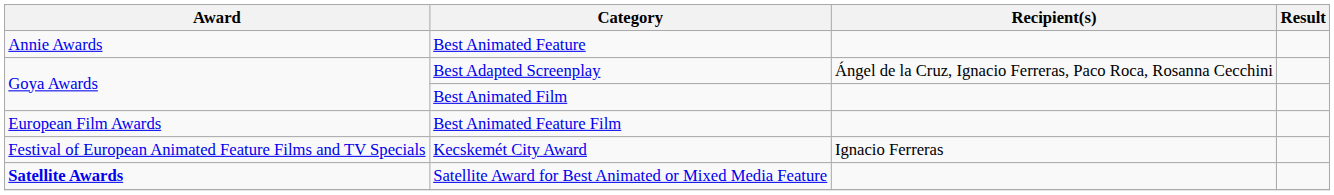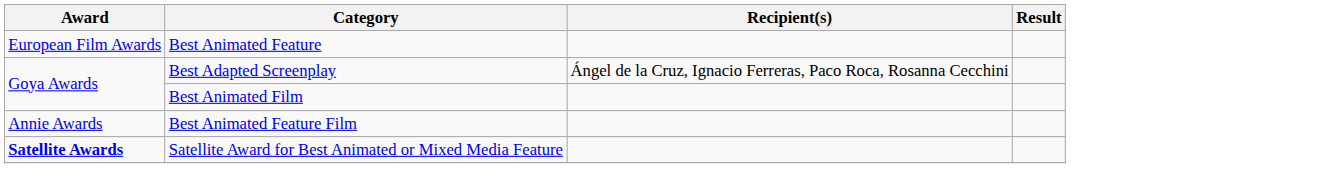(55, 44) Annie Awards -> (85, 44) European Film Awards
(85, 123) European Film Awards -> (55, 123) Annie Awards
- row: (510, 149)
